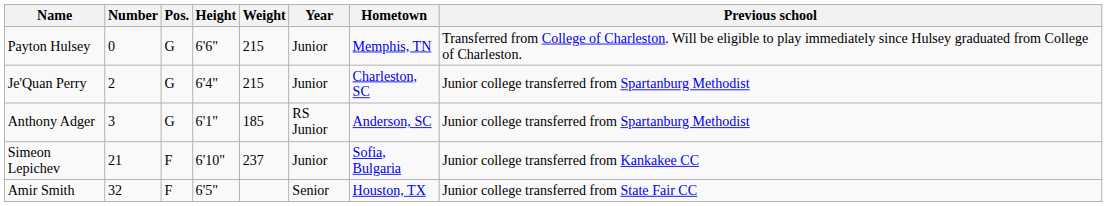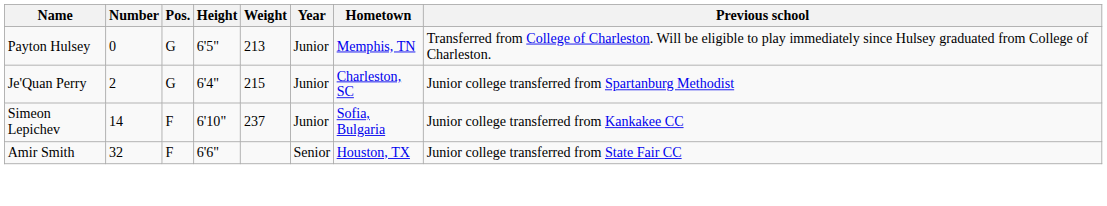(207, 45) 6'6" -> (208, 45) 6'5"
(253, 45) 215 -> (254, 45) 213
- row: (51, 122)
(115, 160) 21 -> (116, 122) 14
(207, 190) 6'5" -> (208, 152) 6'6"
